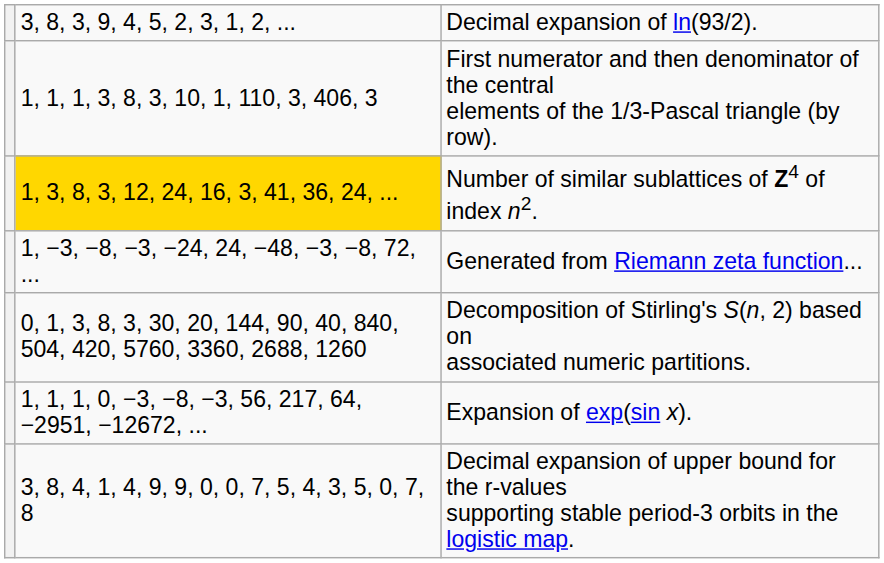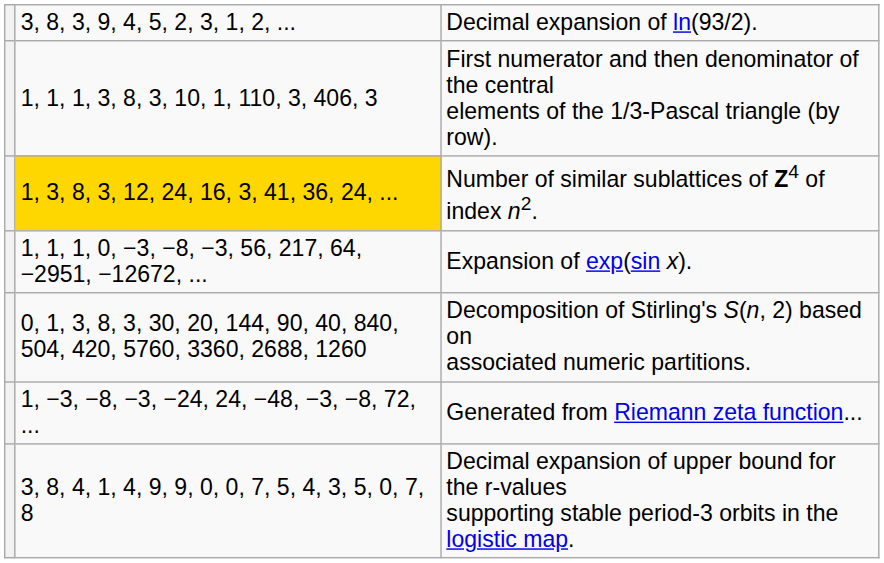rows swapped: (654, 261) <-> (569, 412)
